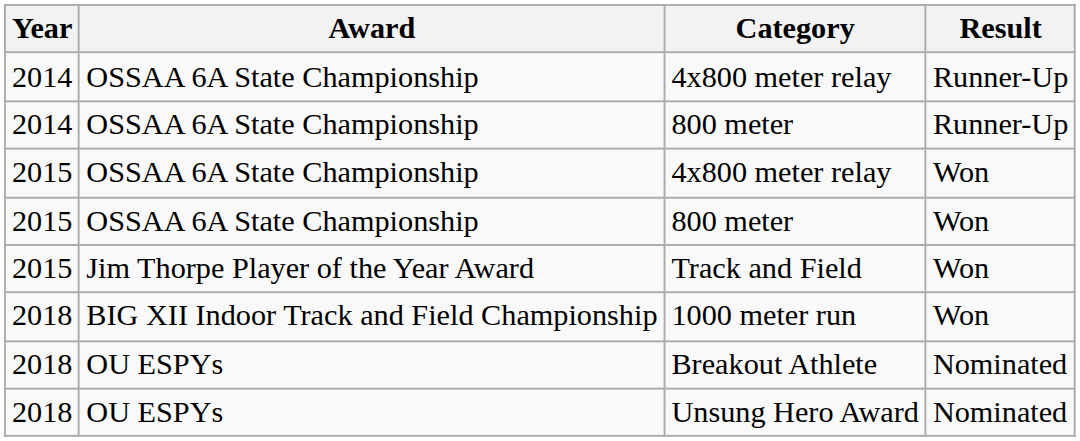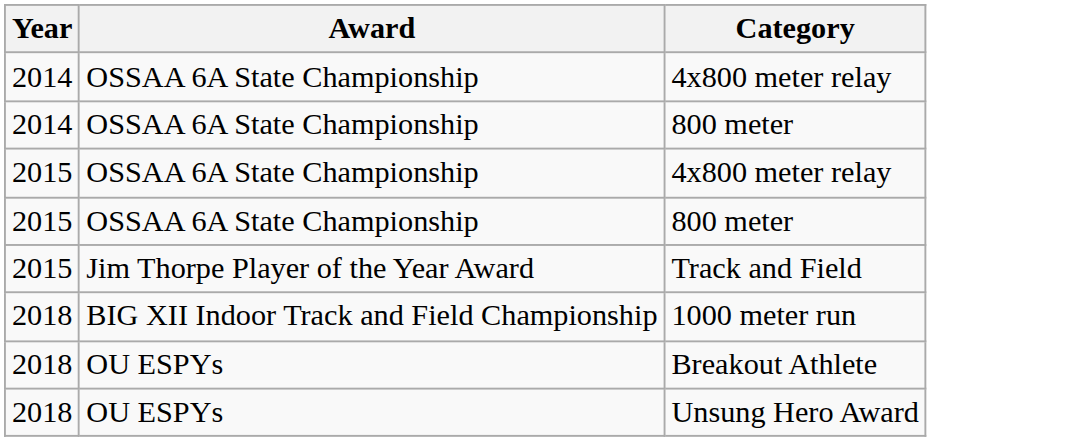- column: (1001, 28)
